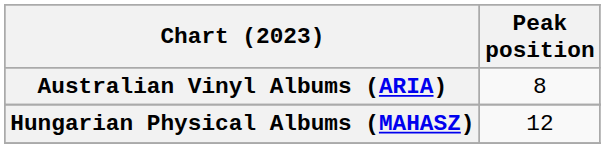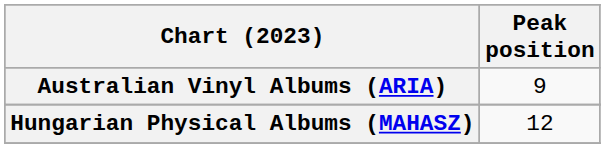(540, 87) 8 -> (540, 87) 9
